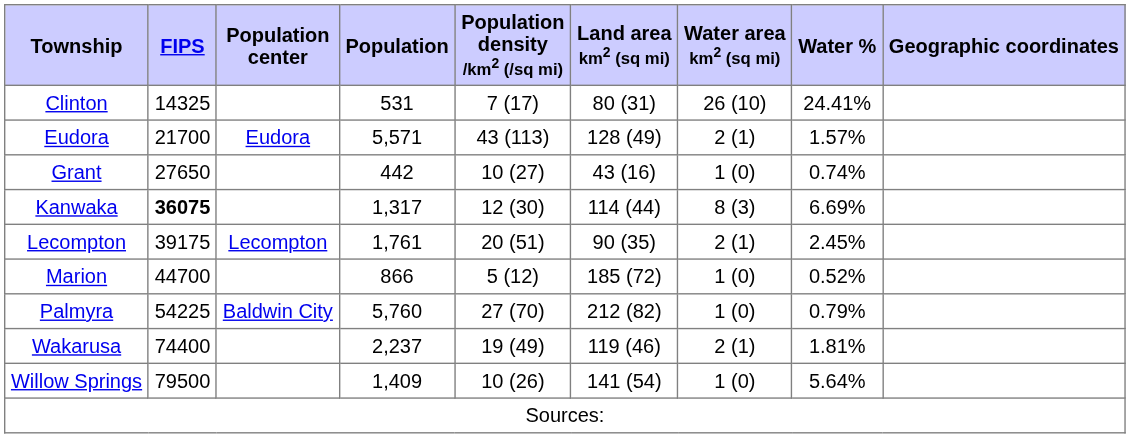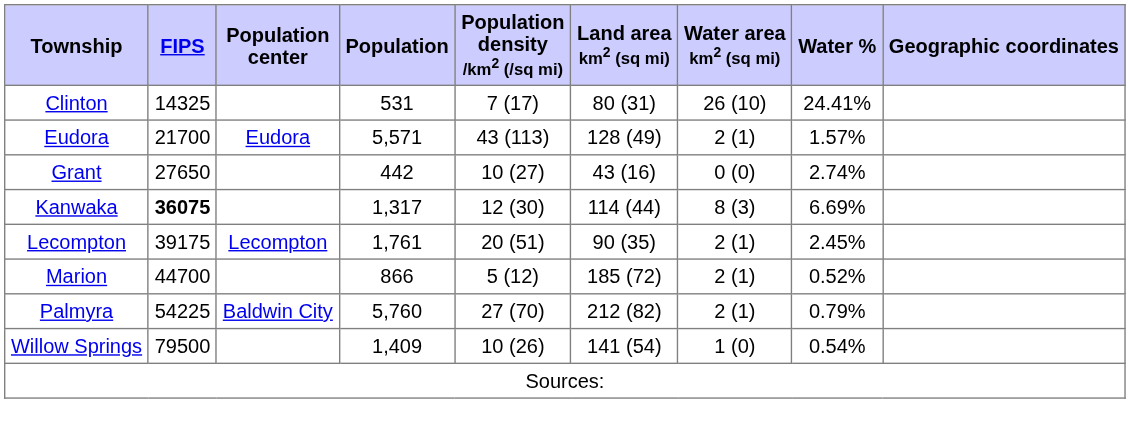(735, 172) 1 (0) -> (735, 172) 0 (0)
(837, 172) 0.74% -> (837, 172) 2.74%
(735, 276) 1 (0) -> (735, 276) 2 (1)
(735, 311) 1 (0) -> (735, 311) 2 (1)
- row: (77, 346)
(837, 381) 5.64% -> (837, 346) 0.54%
